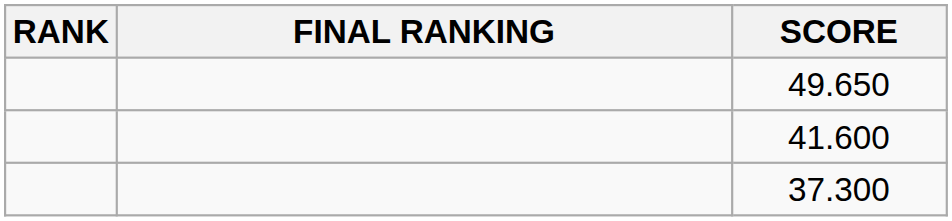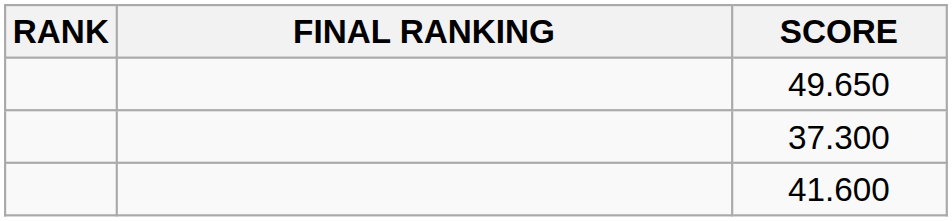rows swapped: (839, 137) <-> (839, 190)
